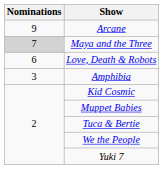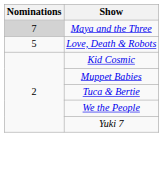- row: (111, 28)
(34, 60) 6 -> (34, 44) 5
- row: (111, 76)
